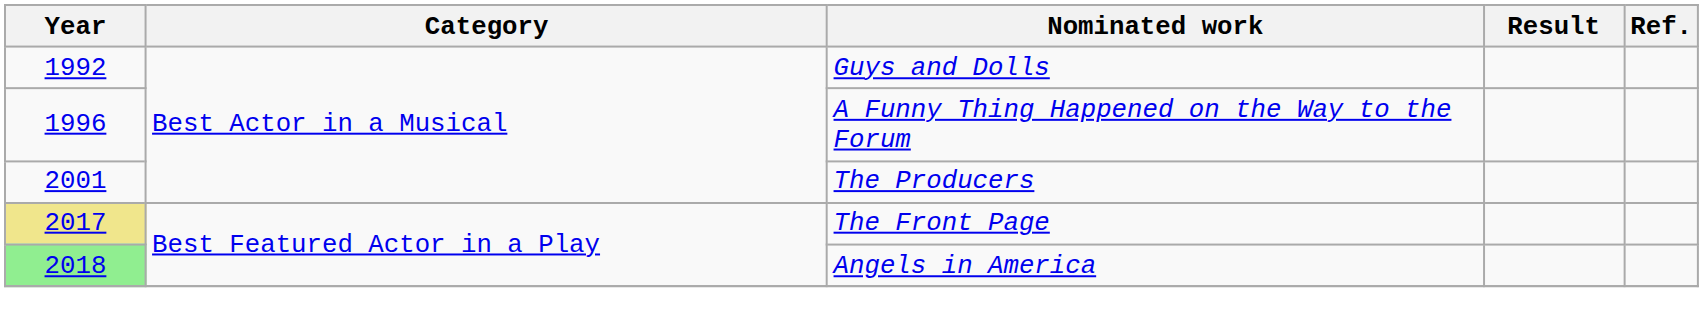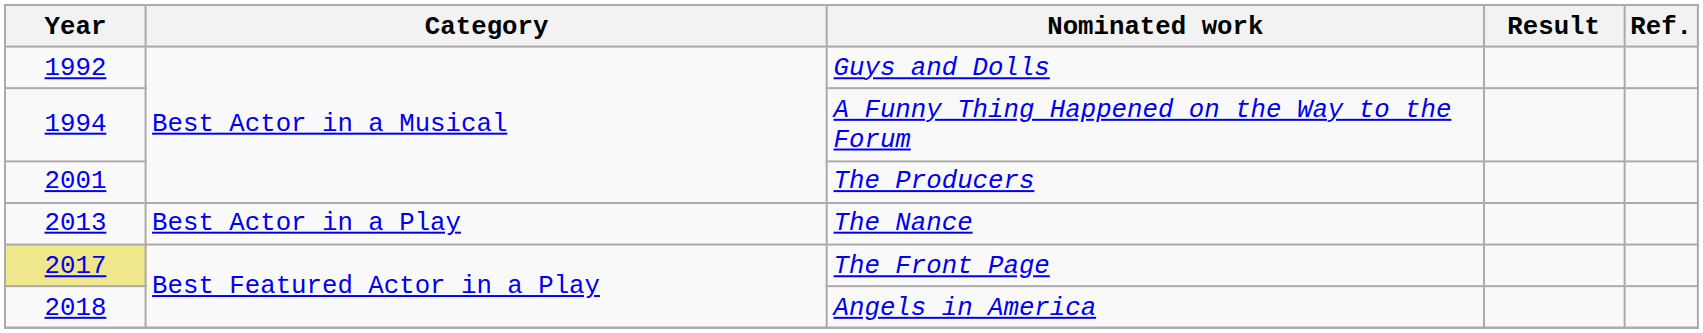(75, 125) 1996 -> (75, 125) 1994
+ row: (903, 223)
(75, 265) lightgreen background -> (75, 307) no background
